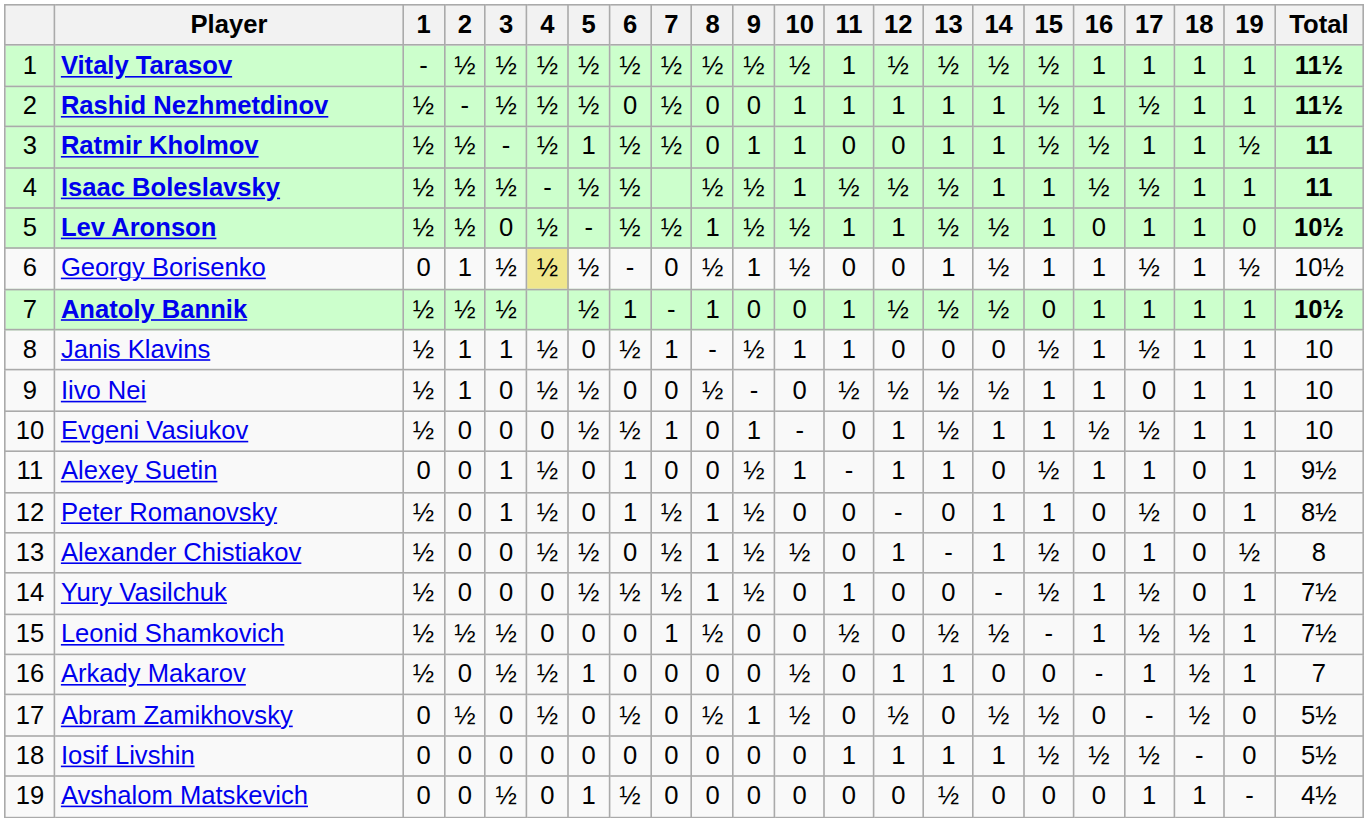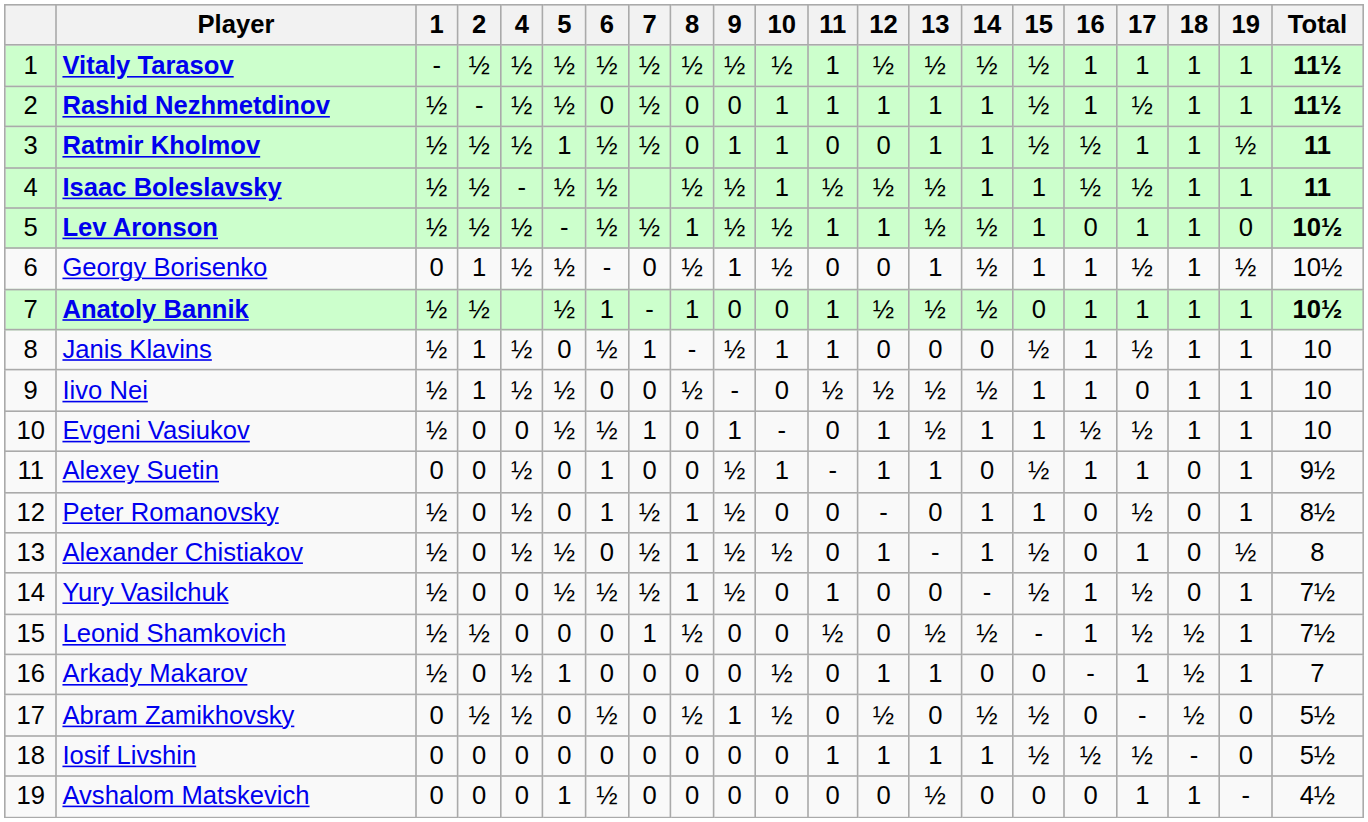- column: (506, 24)
(547, 268) khaki background -> (522, 268) no background
